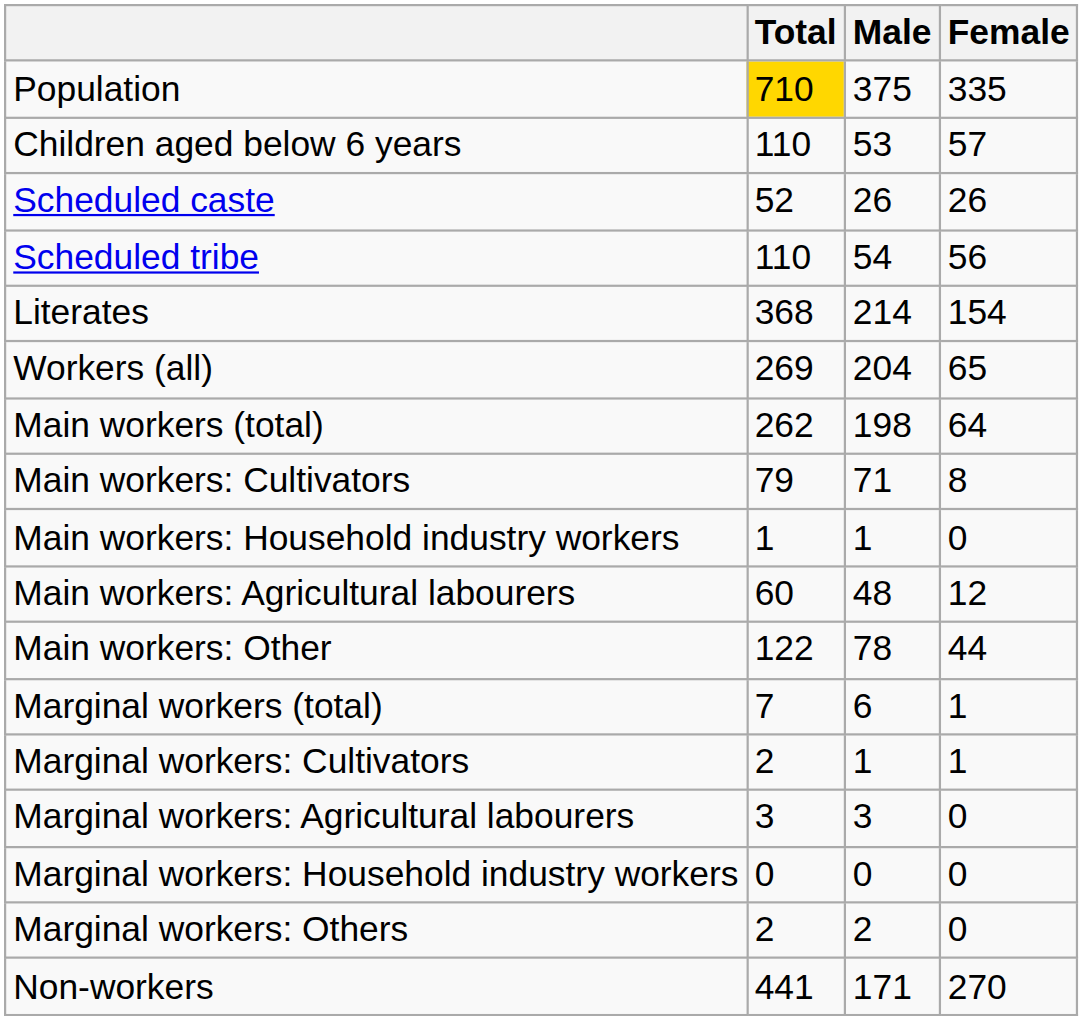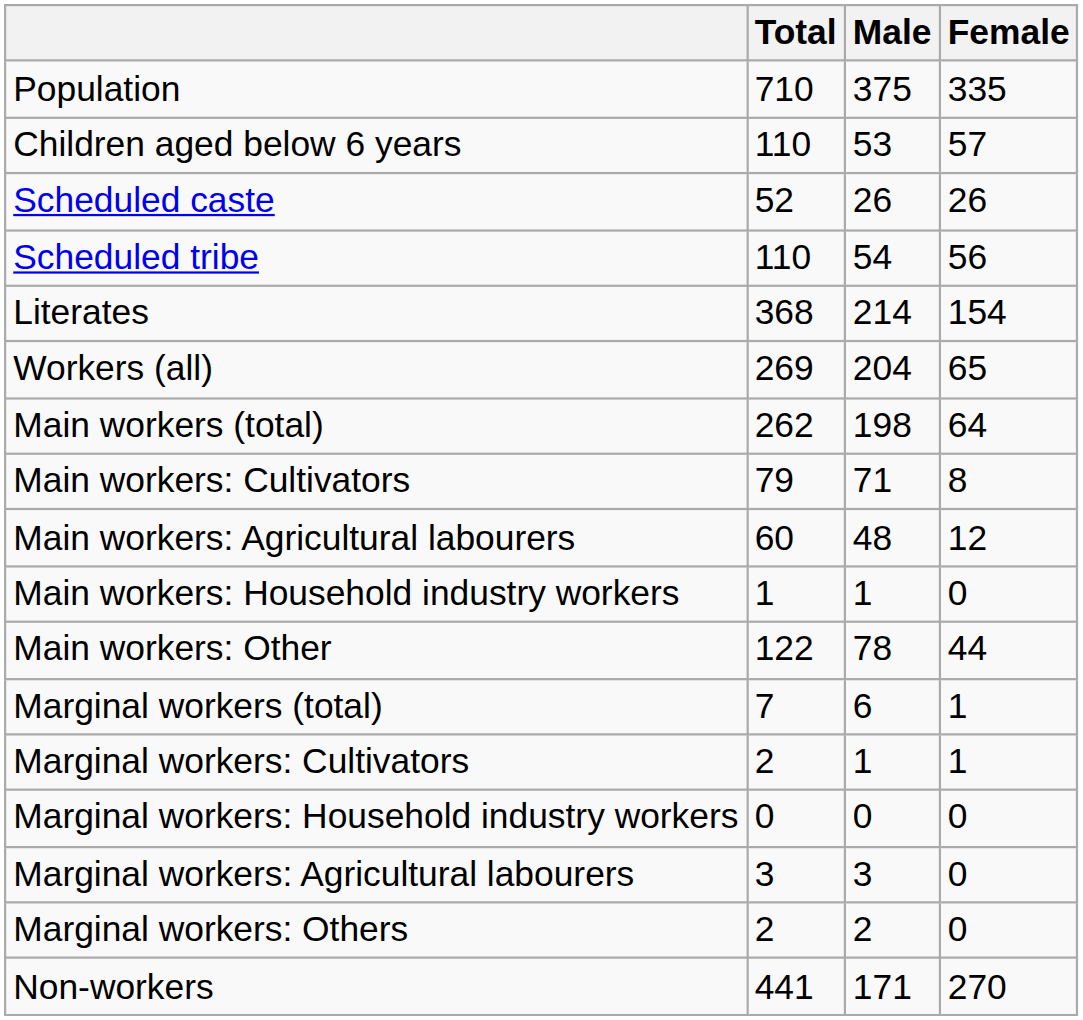(784, 88) gold background -> (784, 88) no background
rows swapped: (294, 593) <-> (346, 537)
rows swapped: (324, 817) <-> (376, 873)
